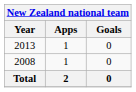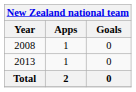rows swapped: (25, 62) <-> (25, 45)
